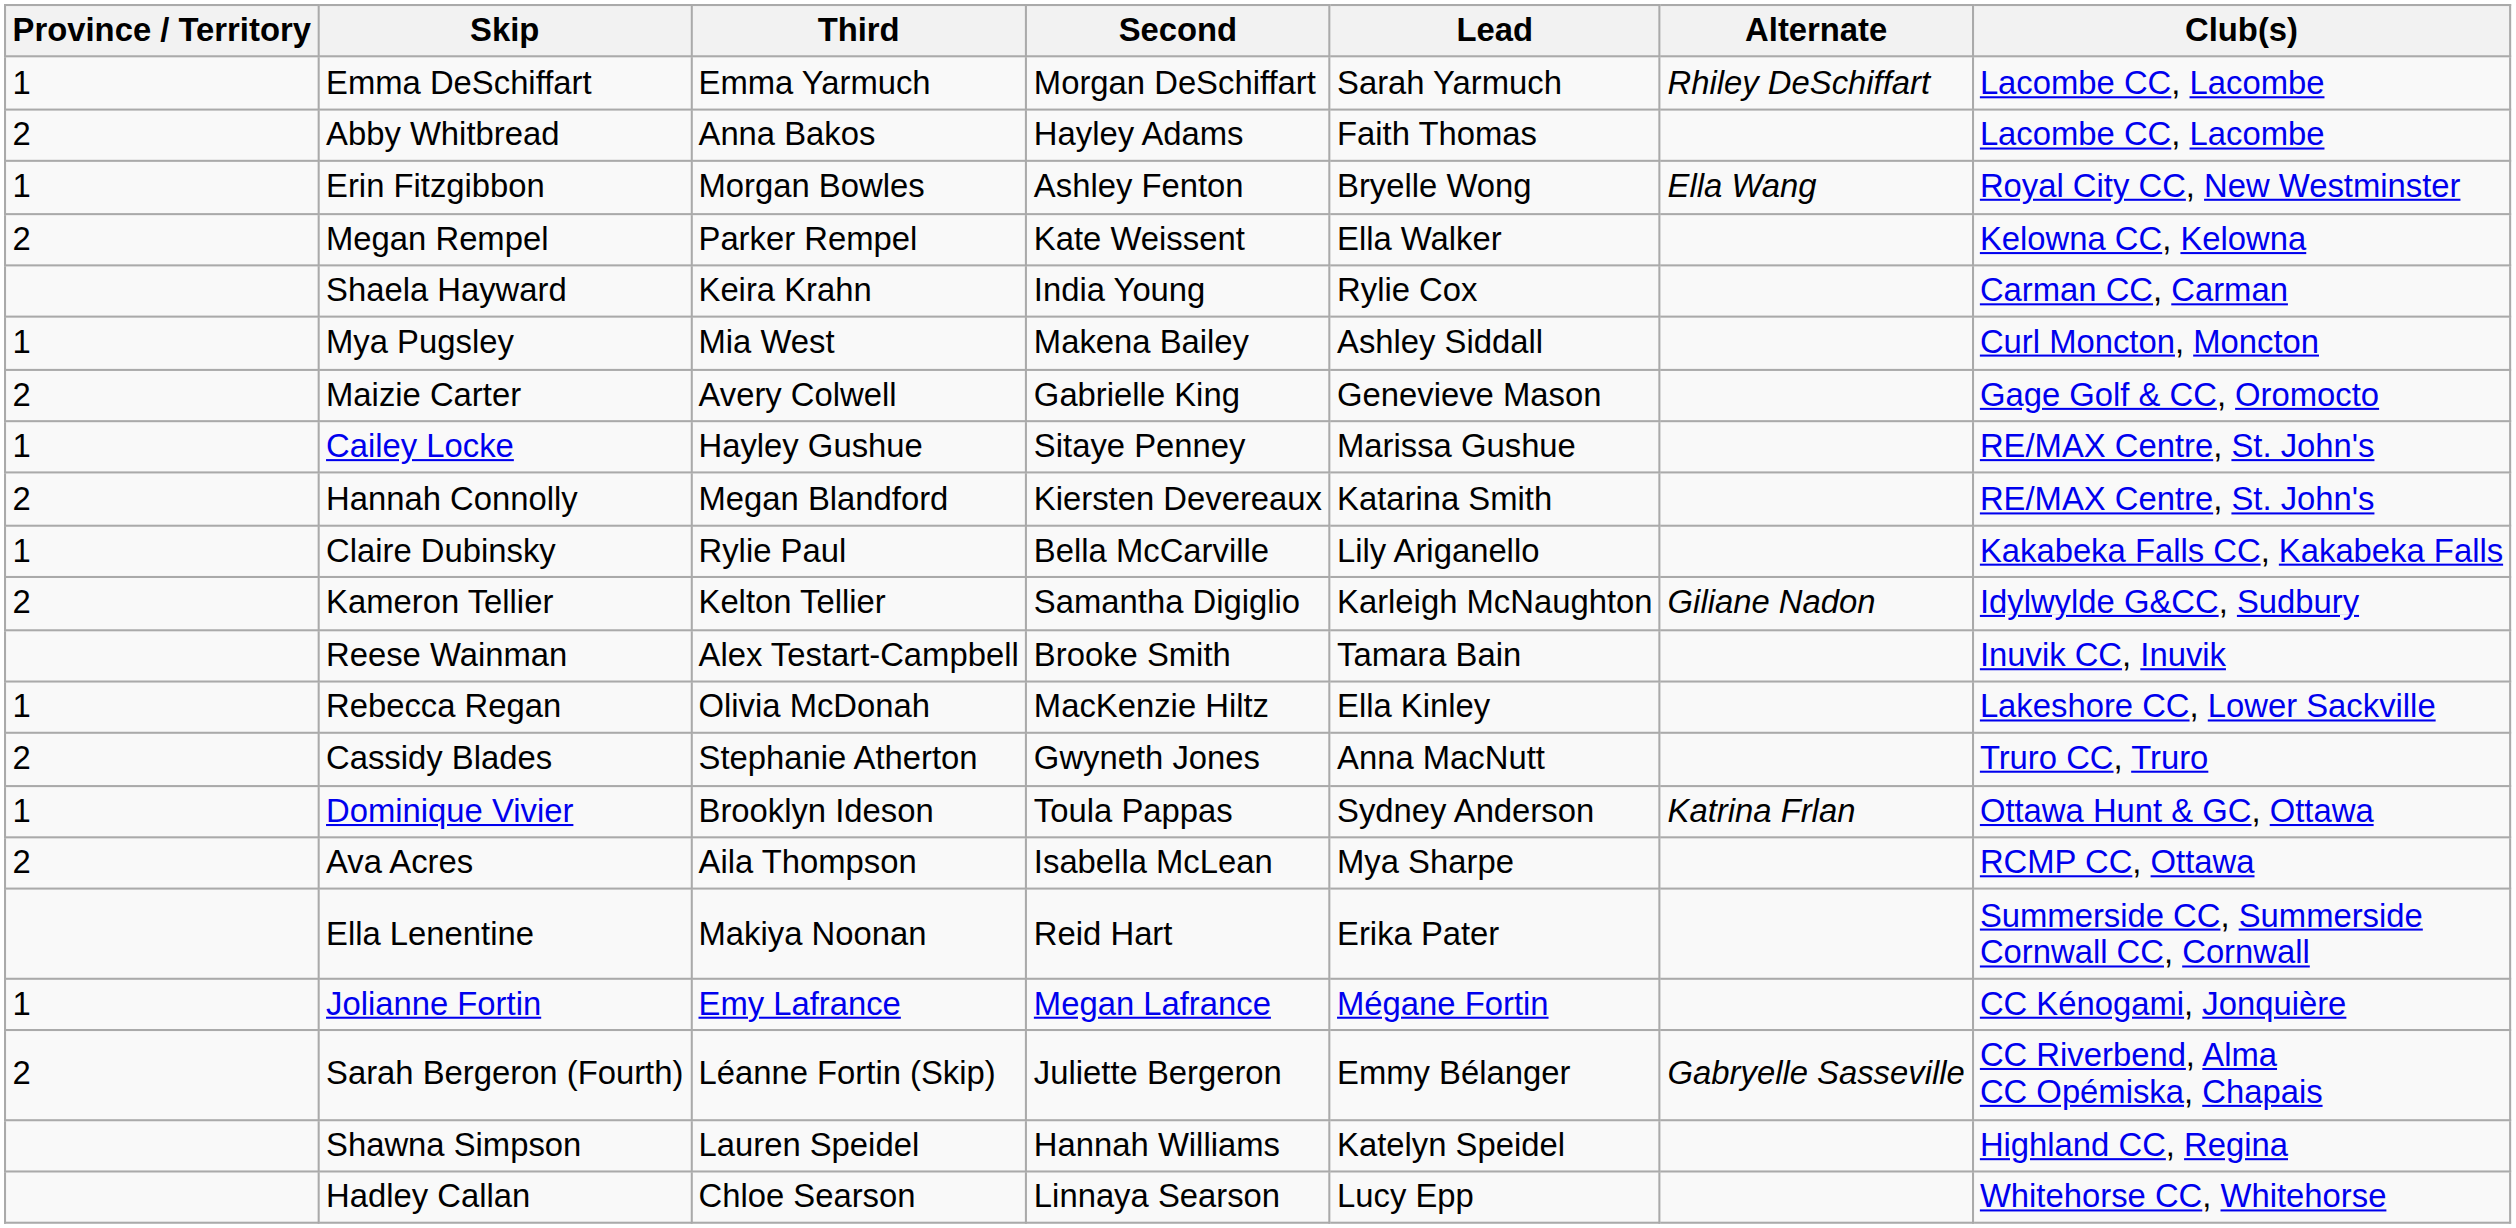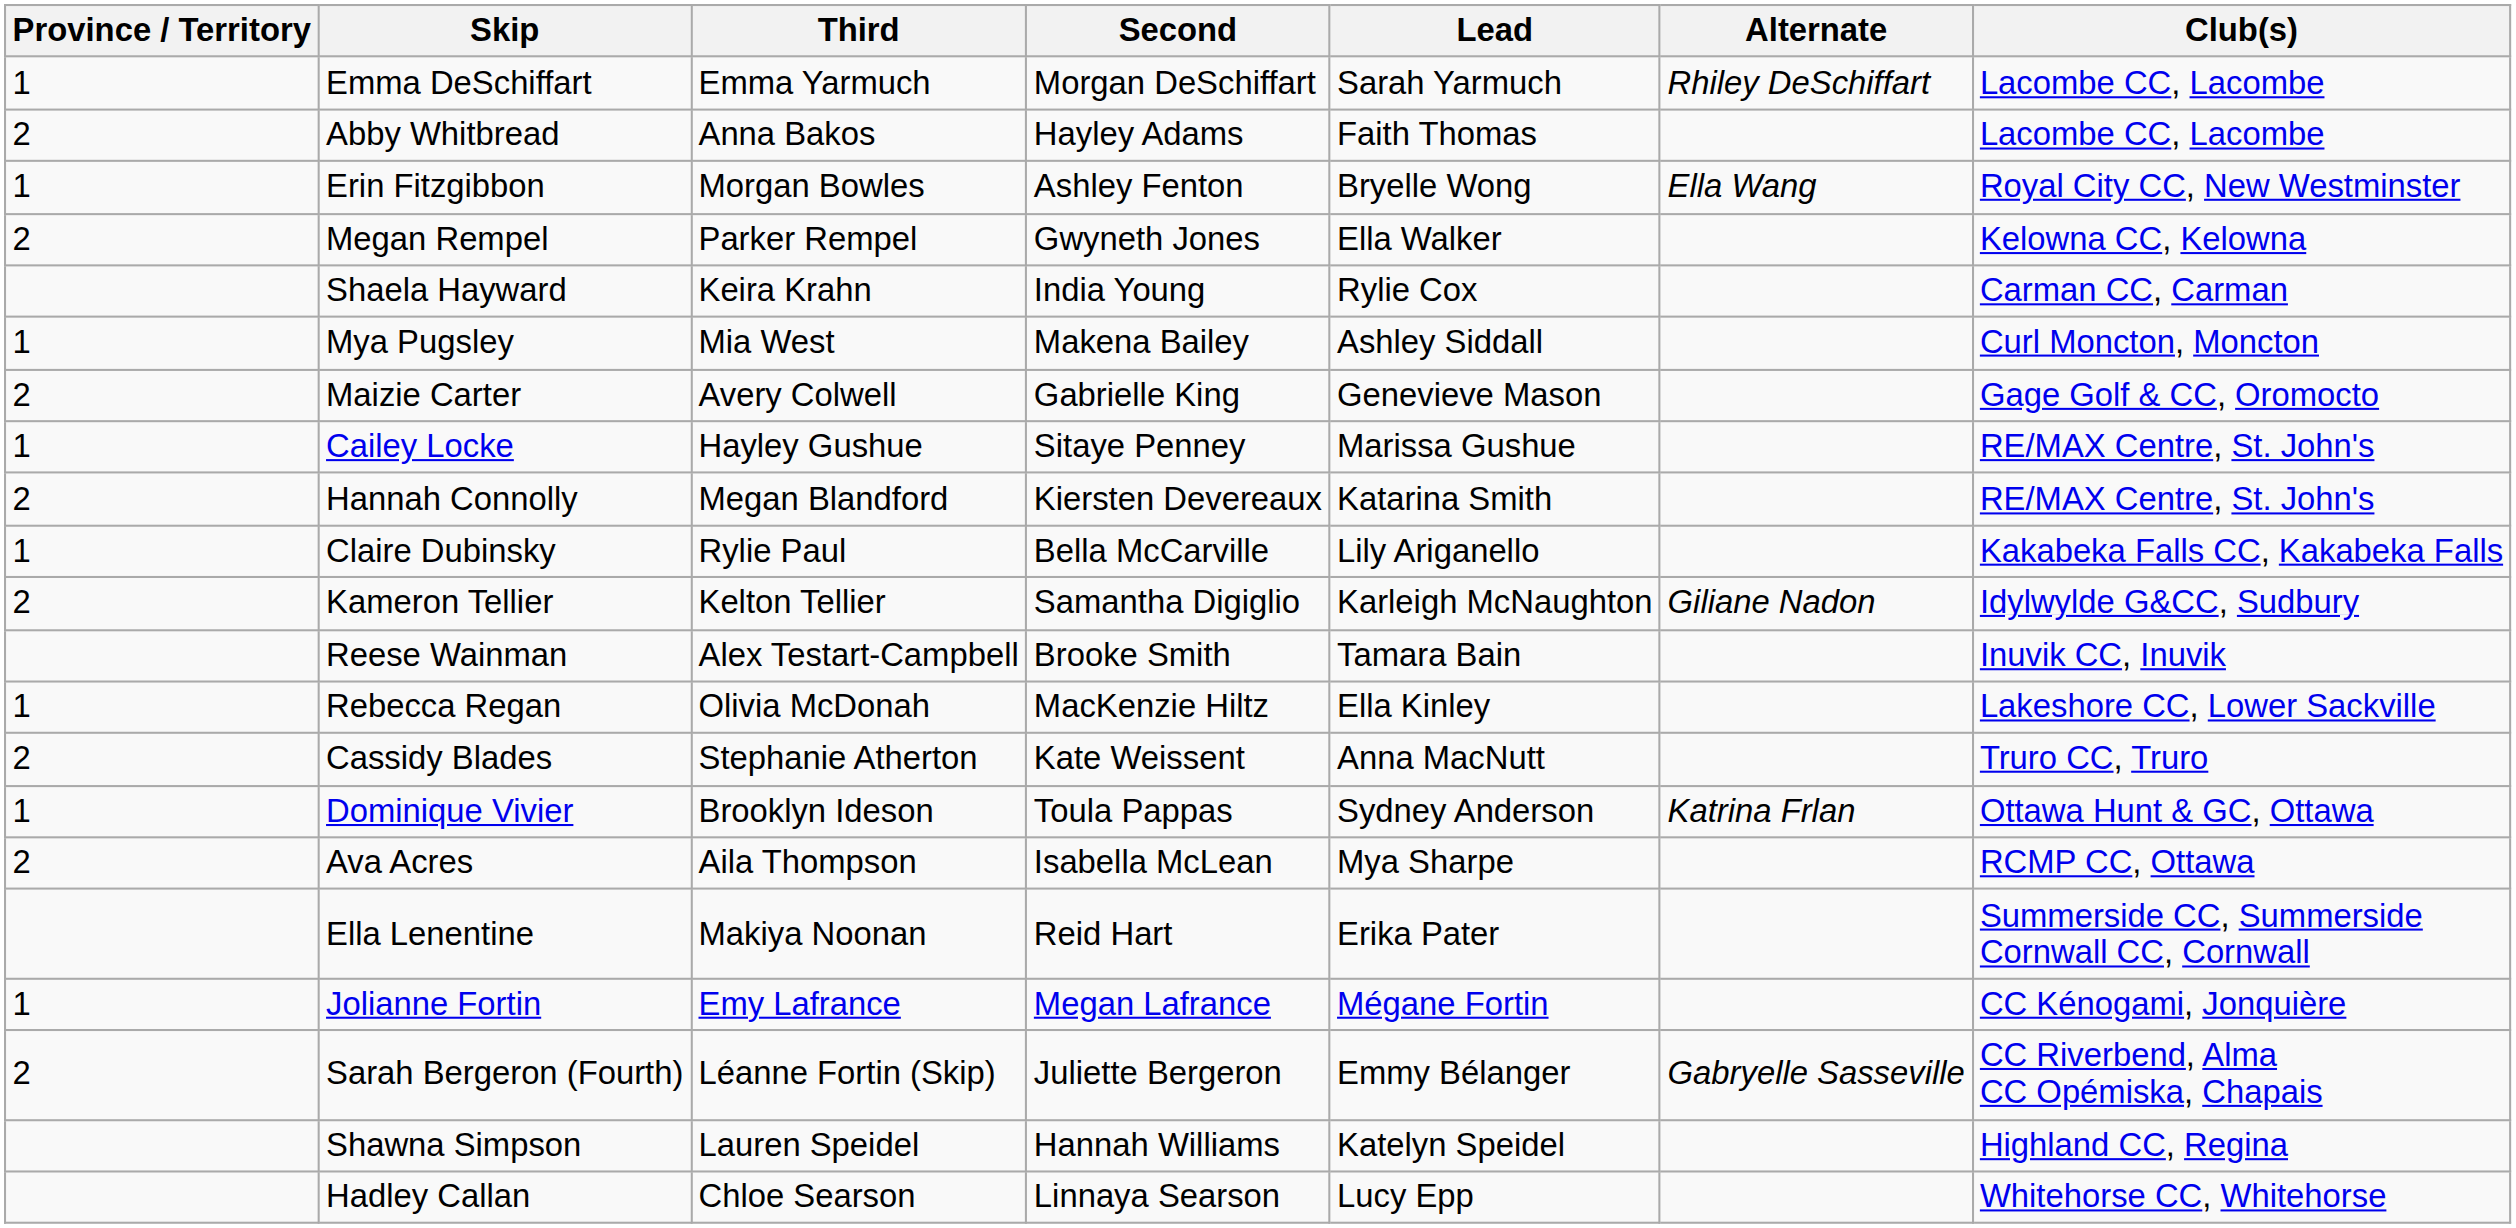(1139, 238) Kate Weissent -> (1147, 238) Gwyneth Jones
(1147, 758) Gwyneth Jones -> (1139, 758) Kate Weissent
